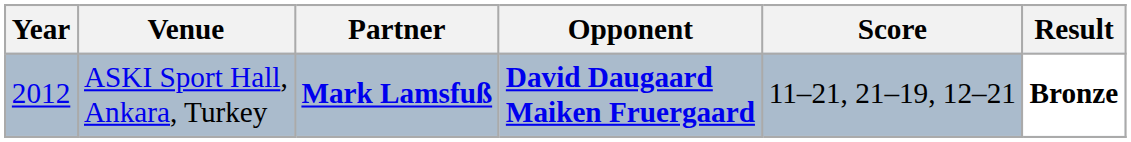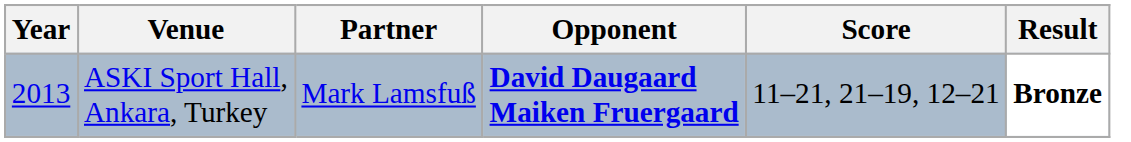(41, 94) 2012 -> (41, 94) 2013
(397, 94) bold -> (389, 94) normal
